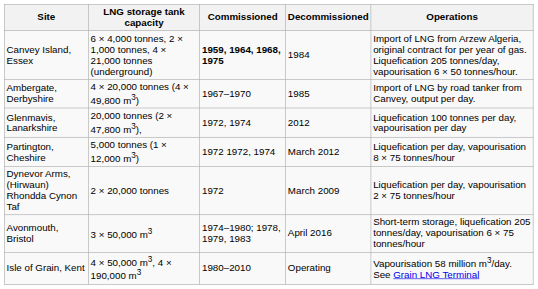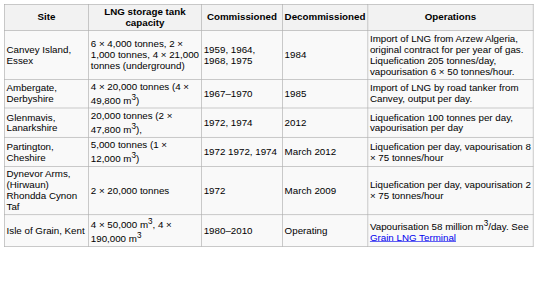(241, 55) bold -> (229, 55) normal
- row: (33, 233)
